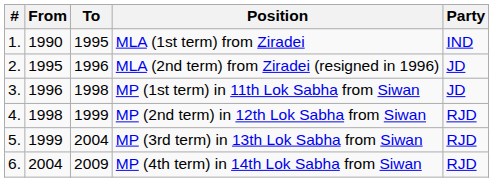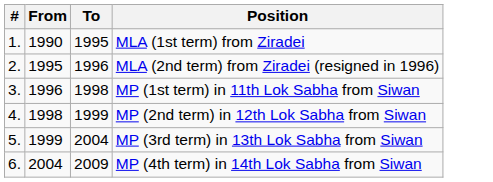- column: (466, 16)
